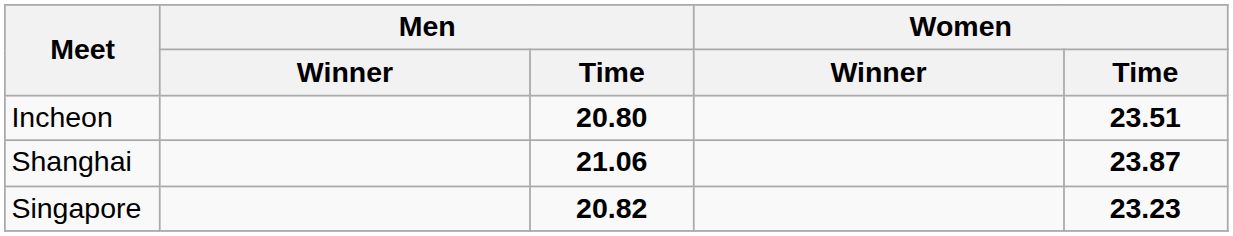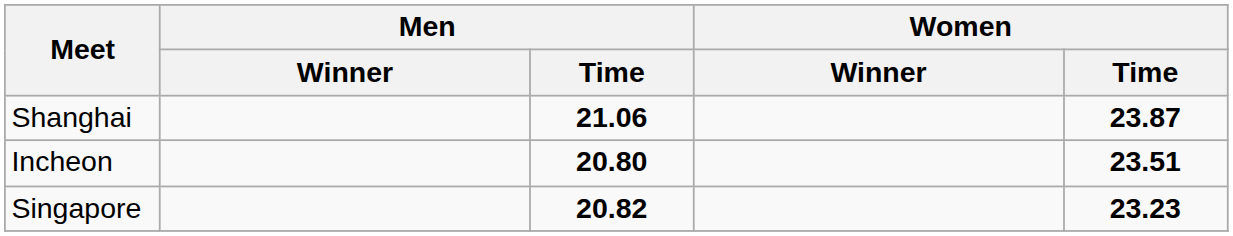rows swapped: (72, 162) <-> (62, 117)
